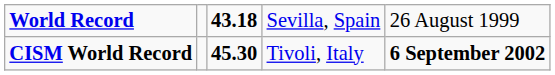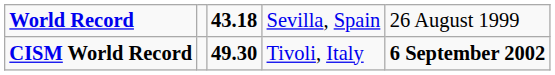(234, 53) 45.30 -> (234, 53) 49.30
